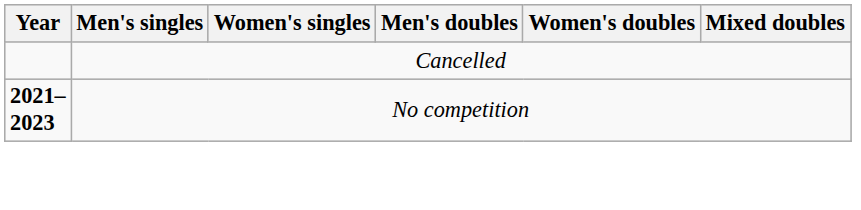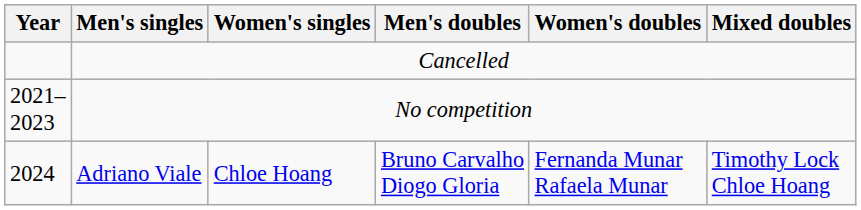(38, 110) bold -> (38, 110) normal
+ row: (139, 173)
